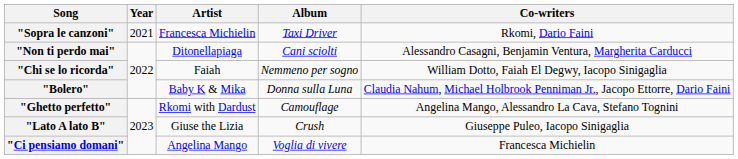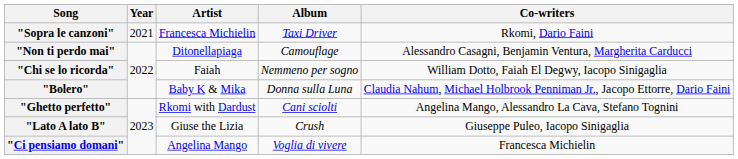(310, 51) Cani sciolti -> (310, 51) Camouflage
(310, 107) Camouflage -> (310, 107) Cani sciolti
